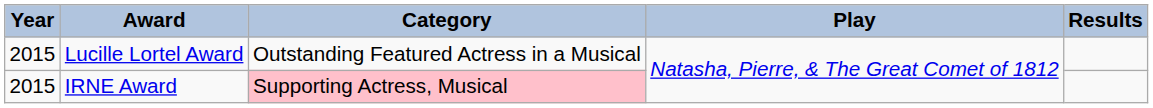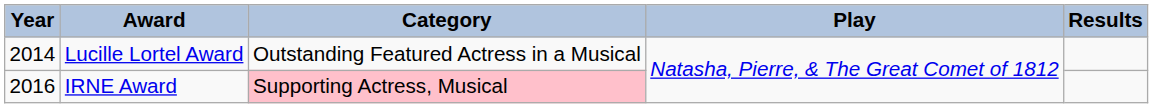(32, 53) 2015 -> (32, 53) 2014
(32, 86) 2015 -> (32, 86) 2016
